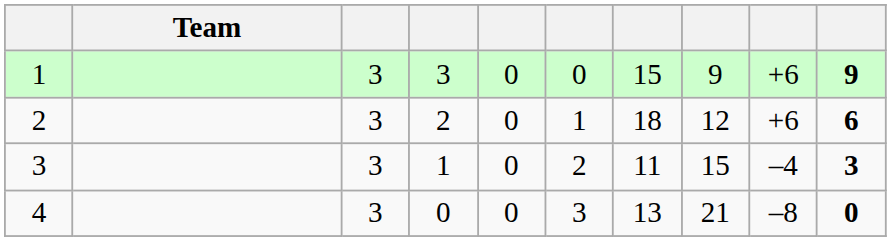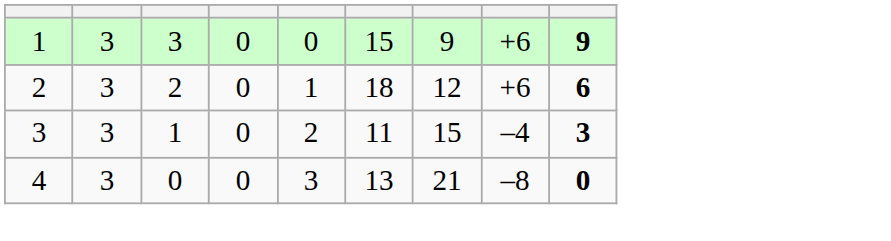- column: (207, 27)
